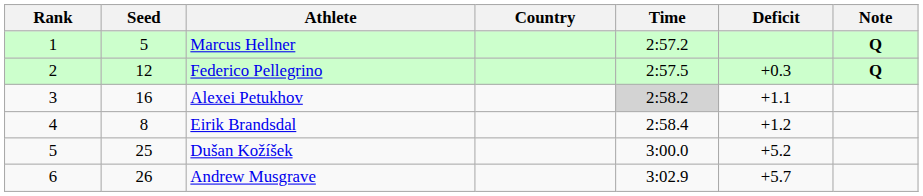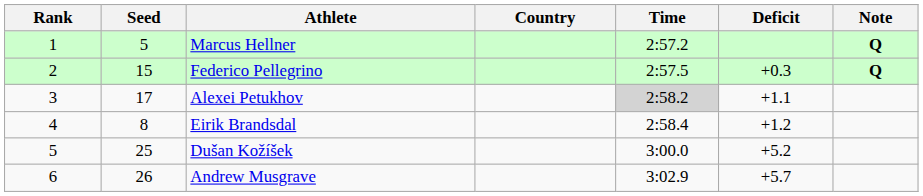(144, 71) 12 -> (144, 71) 15
(144, 97) 16 -> (144, 97) 17
